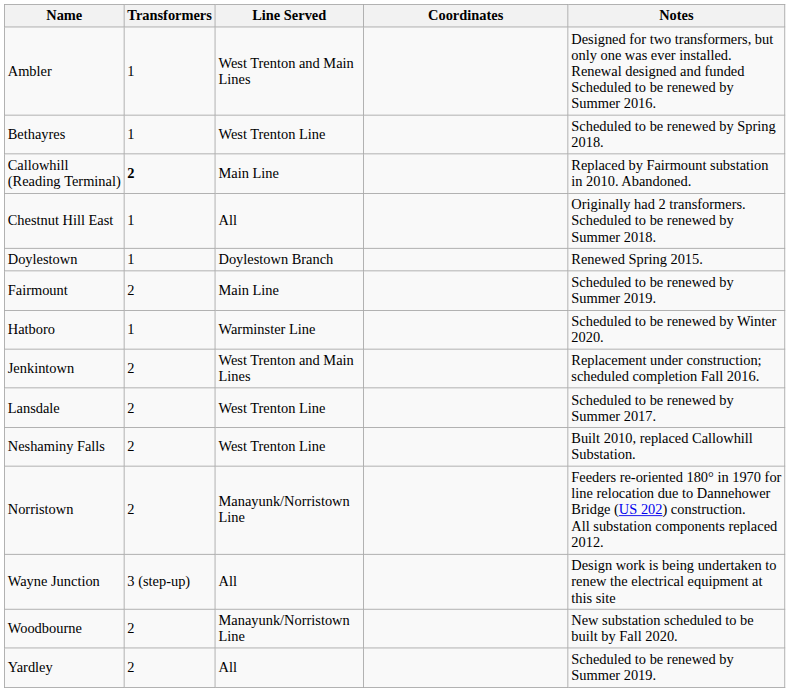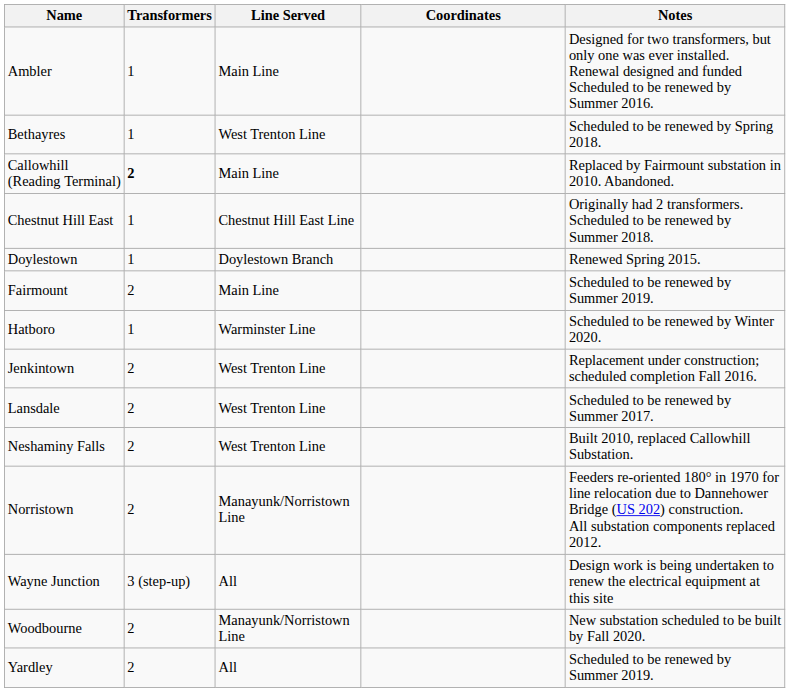(286, 71) West Trenton and Main Lines -> (249, 71) Main Line
(228, 220) All -> (286, 220) Chestnut Hill East Line
(286, 368) West Trenton and Main Lines -> (272, 368) West Trenton Line
